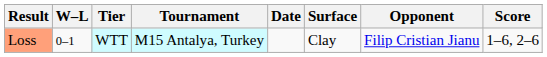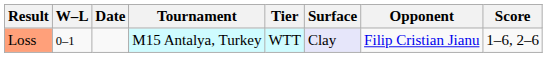columns swapped: (286, 16) <-> (112, 16)
(322, 40) no background -> (322, 40) lavender background
